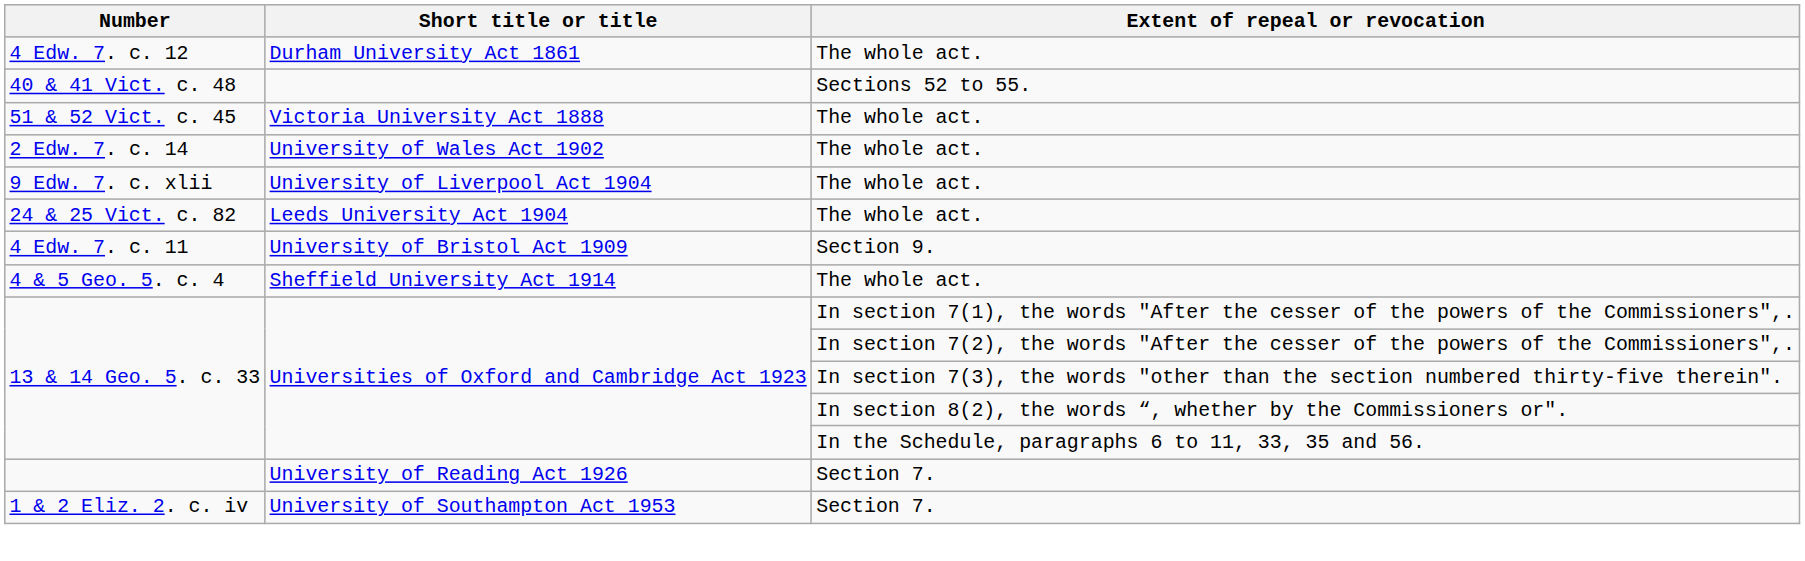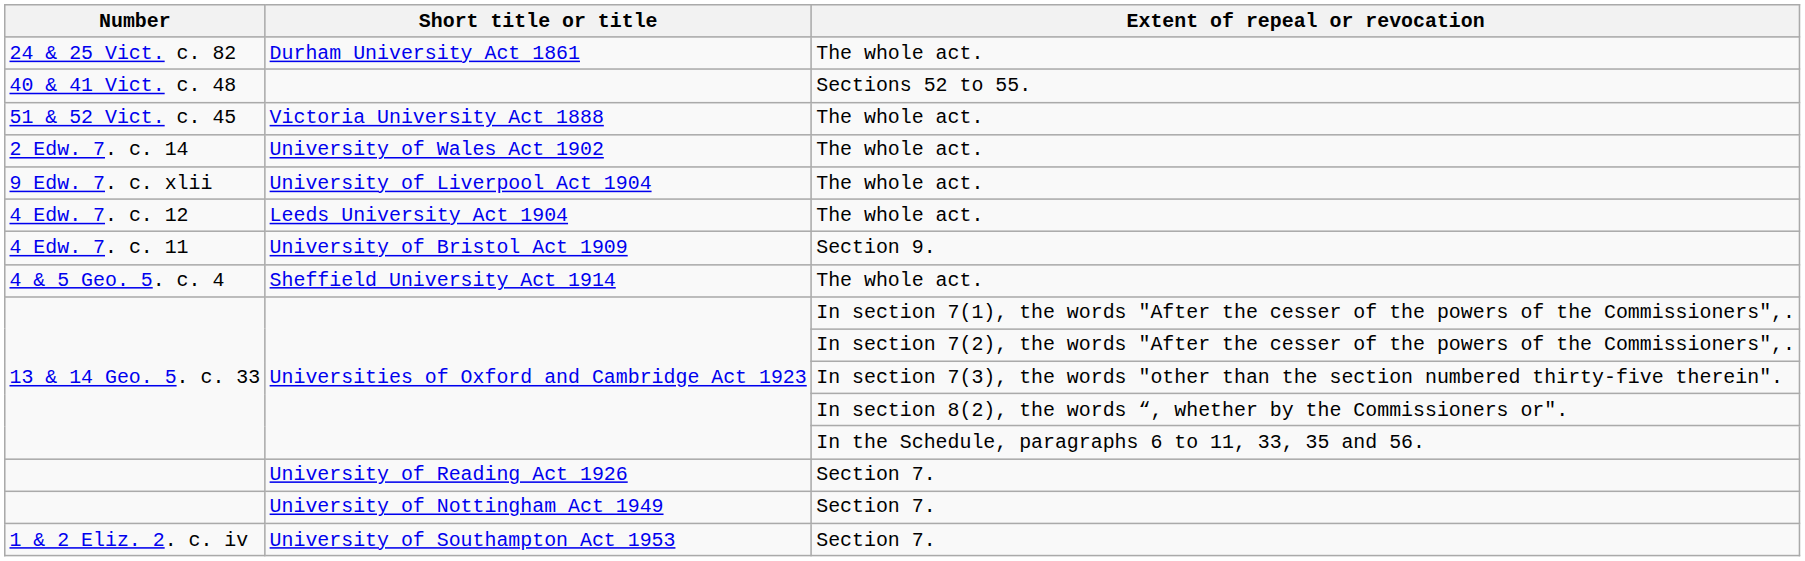(99, 53) 4 Edw. 7. c. 12 -> (123, 53) 24 & 25 Vict. c. 82
(123, 215) 24 & 25 Vict. c. 82 -> (99, 215) 4 Edw. 7. c. 12
+ row: (467, 507)
